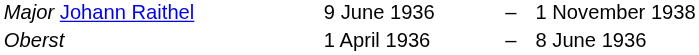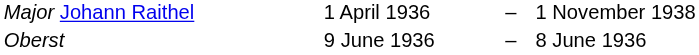(379, 13) 9 June 1936 -> (377, 13) 1 April 1936
(377, 40) 1 April 1936 -> (379, 40) 9 June 1936
